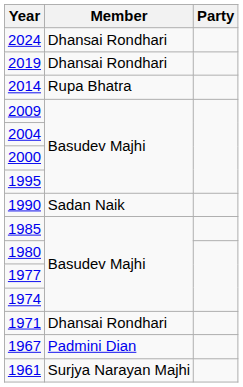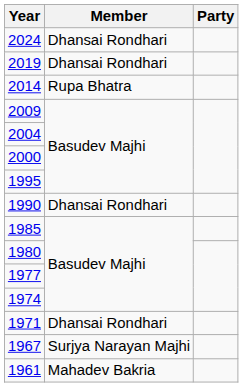(86, 205) Sadan Naik -> (107, 205) Dhansai Rondhari
(92, 346) Padmini Dian -> (119, 346) Surjya Narayan Majhi
(119, 370) Surjya Narayan Majhi -> (102, 370) Mahadev Bakria
